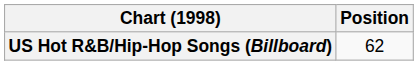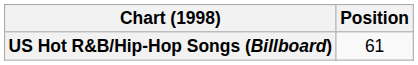(375, 45) 62 -> (375, 45) 61
